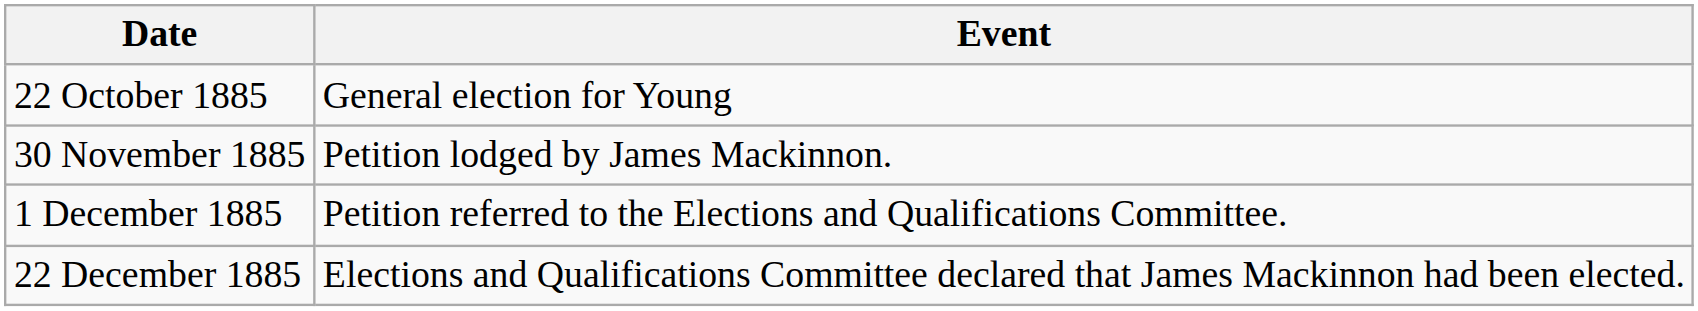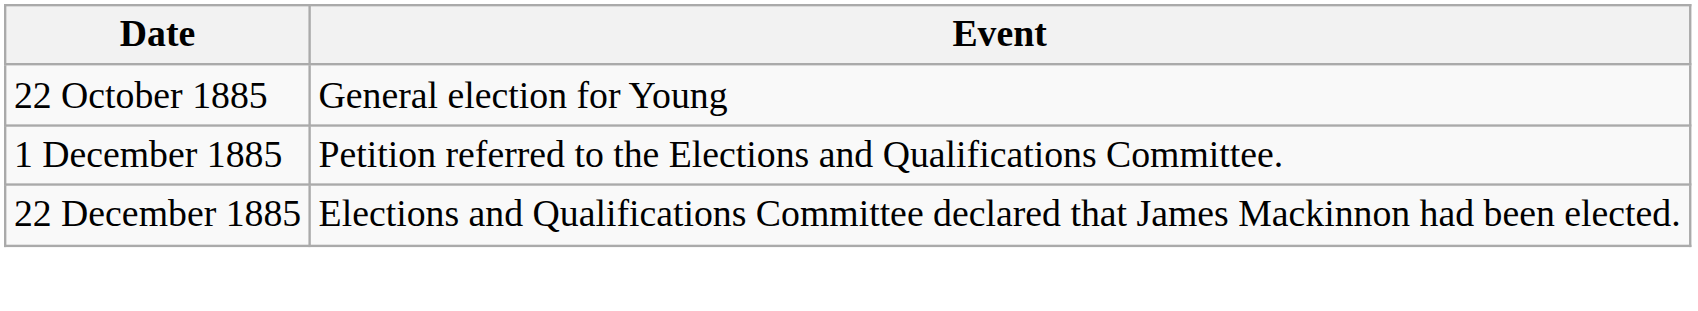- row: (160, 154)
